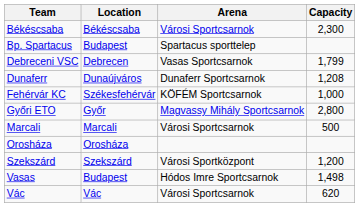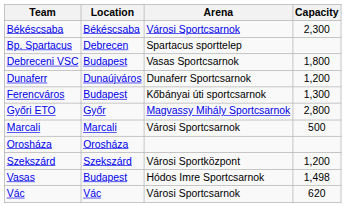(105, 45) Budapest -> (106, 45) Debrecen
(106, 62) Debrecen -> (105, 62) Budapest
(331, 62) 1,799 -> (317, 62) 1,800
(331, 78) 1,208 -> (317, 78) 1,200
- row: (36, 95)
+ row: (36, 95)
